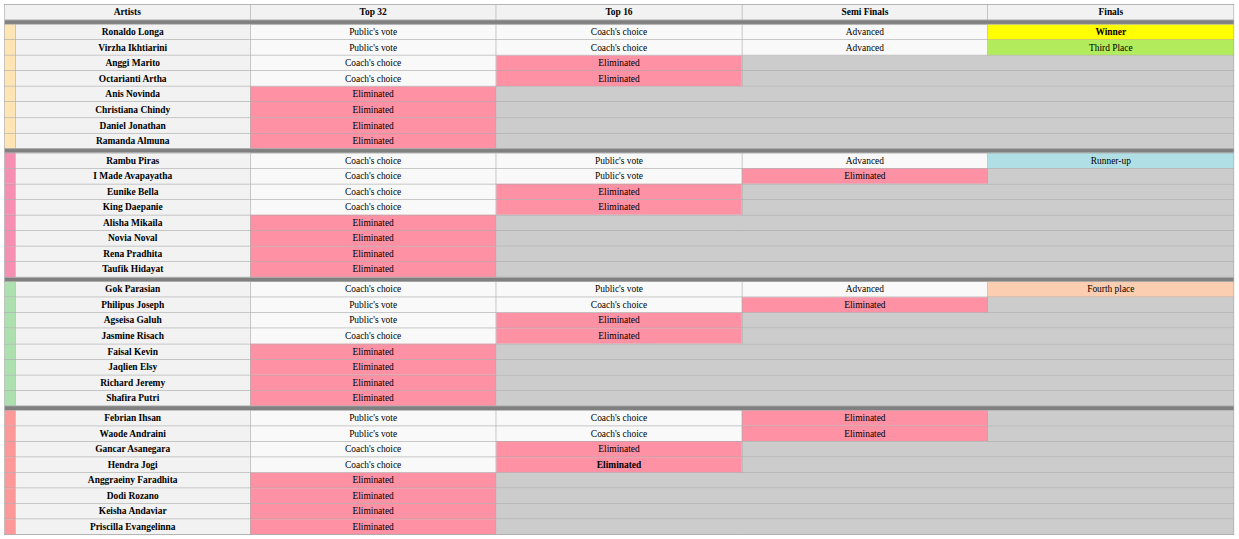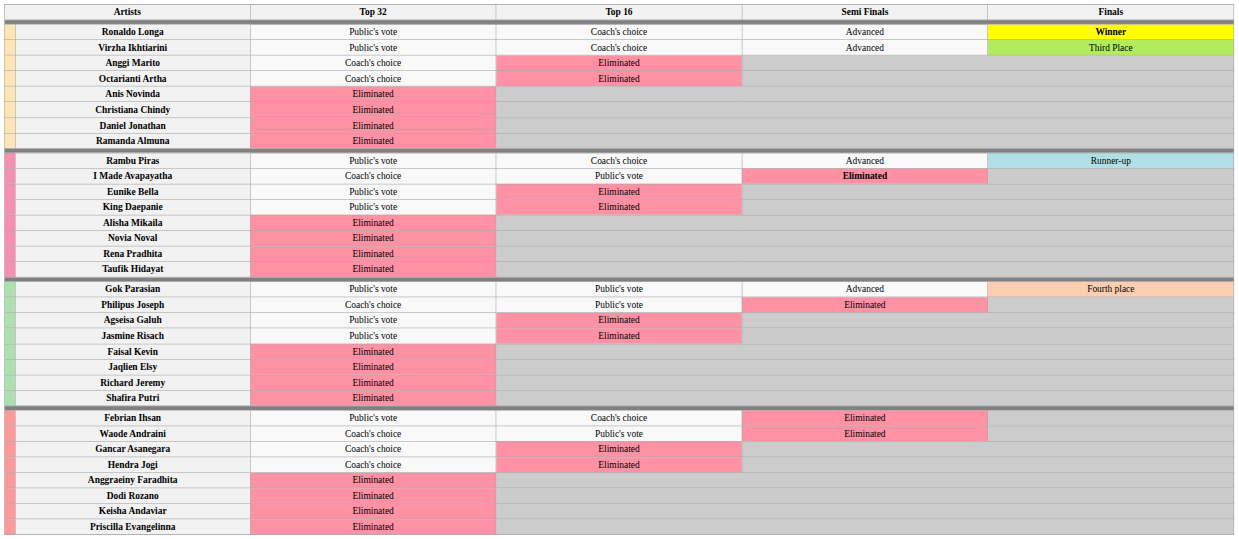(373, 161) Coach's choice -> (373, 161) Public's vote
(619, 161) Public's vote -> (619, 161) Coach's choice
(865, 176) normal -> (865, 176) bold
(373, 192) Coach's choice -> (373, 192) Public's vote
(373, 207) Coach's choice -> (373, 207) Public's vote
(373, 289) Coach's choice -> (373, 289) Public's vote
(373, 305) Public's vote -> (373, 305) Coach's choice
(619, 305) Coach's choice -> (619, 305) Public's vote
(373, 336) Coach's choice -> (373, 336) Public's vote
(373, 433) Public's vote -> (373, 433) Coach's choice
(619, 433) Coach's choice -> (619, 433) Public's vote
(619, 465) bold -> (619, 465) normal
